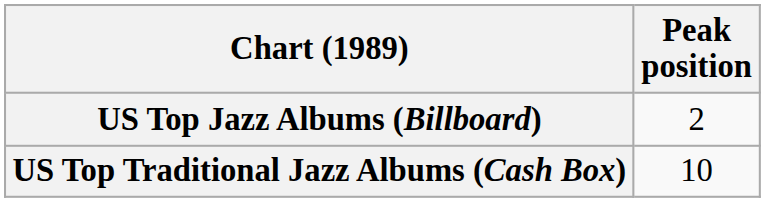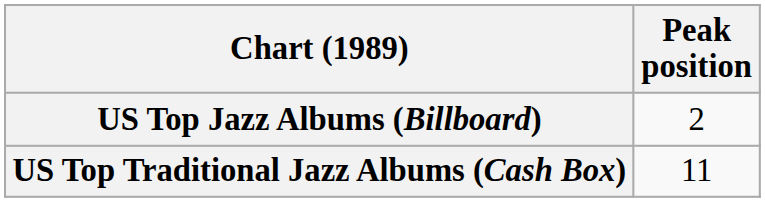(697, 170) 10 -> (697, 170) 11
